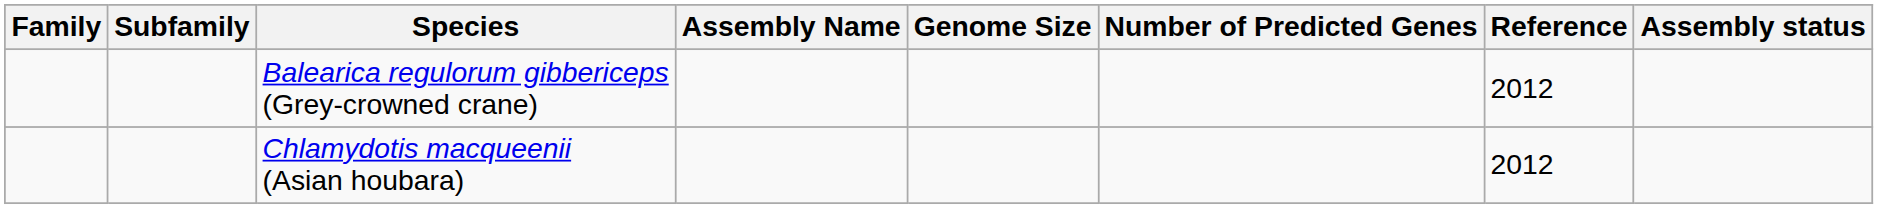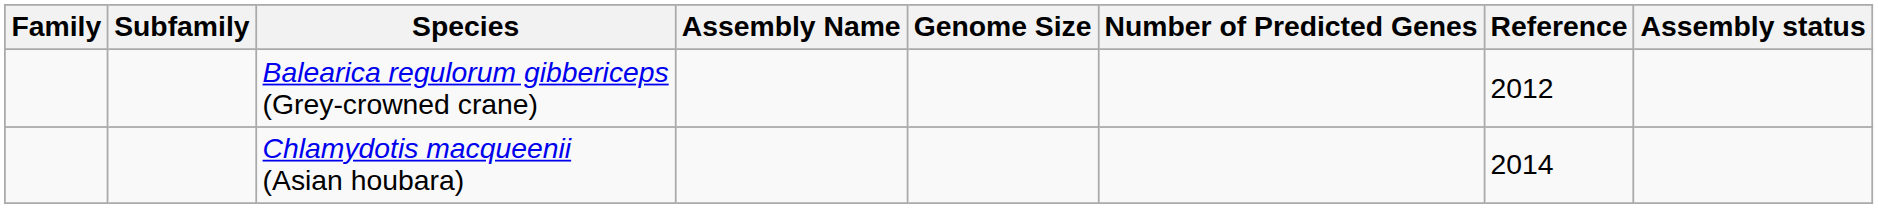(1522, 164) 2012 -> (1522, 164) 2014
